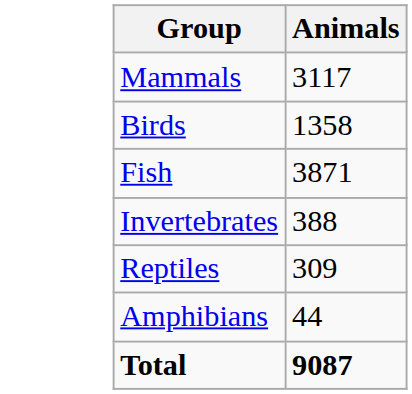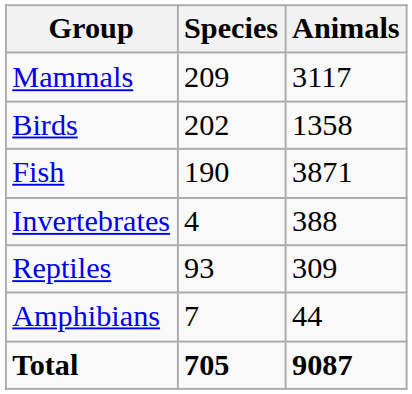+ column: (231, 28)
